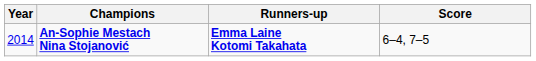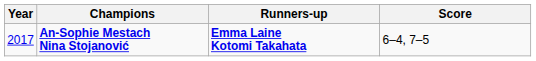(21, 40) 2014 -> (21, 40) 2017
